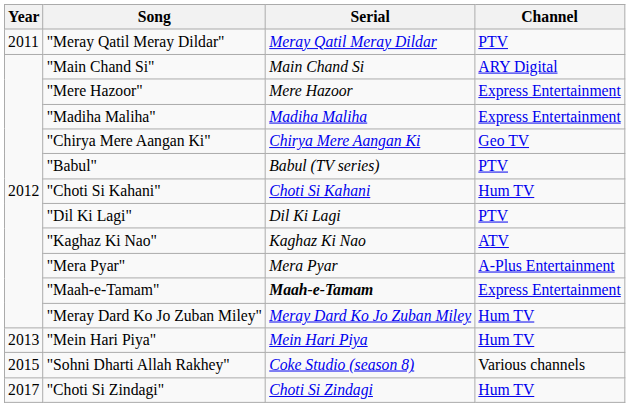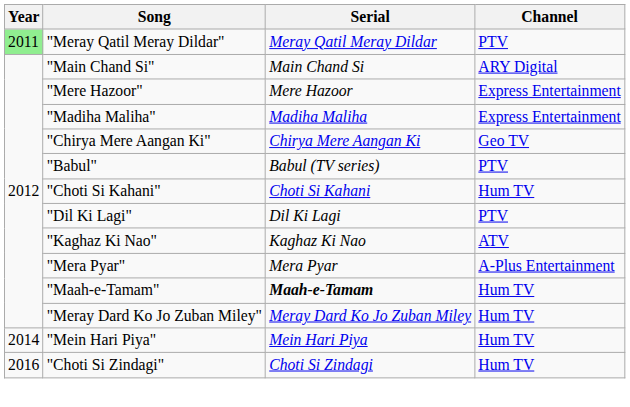(23, 41) no background -> (23, 41) lightgreen background
(550, 290) Express Entertainment -> (506, 290) Hum TV
(24, 340) 2013 -> (24, 340) 2014
- row: (138, 365)
(24, 389) 2017 -> (24, 365) 2016
